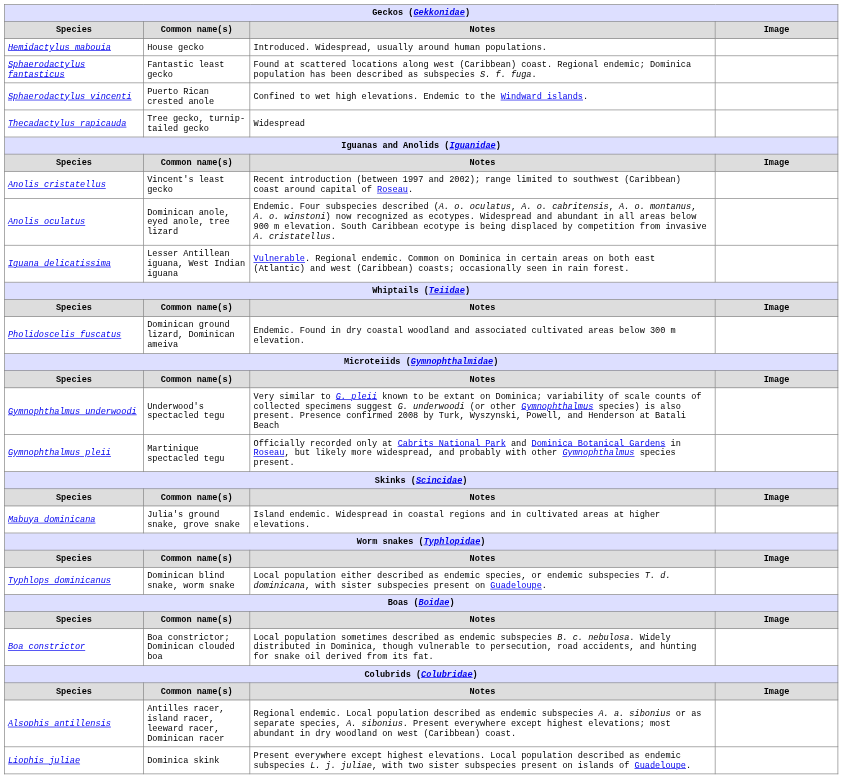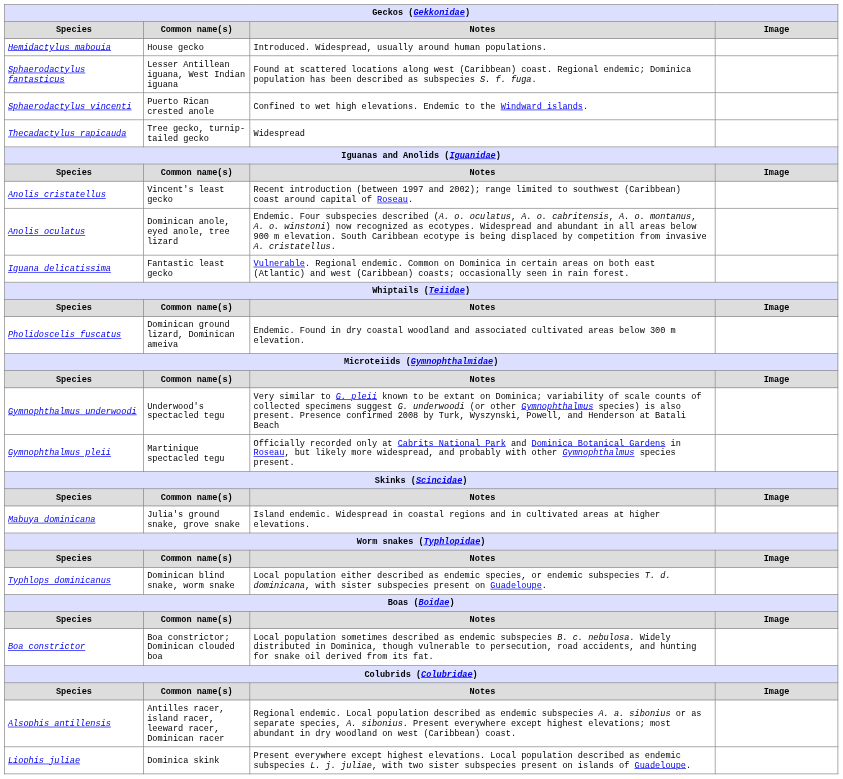(186, 69) Fantastic least gecko -> (196, 74) Lesser Antillean iguana, West Indian iguana
(196, 264) Lesser Antillean iguana, West Indian iguana -> (186, 269) Fantastic least gecko
